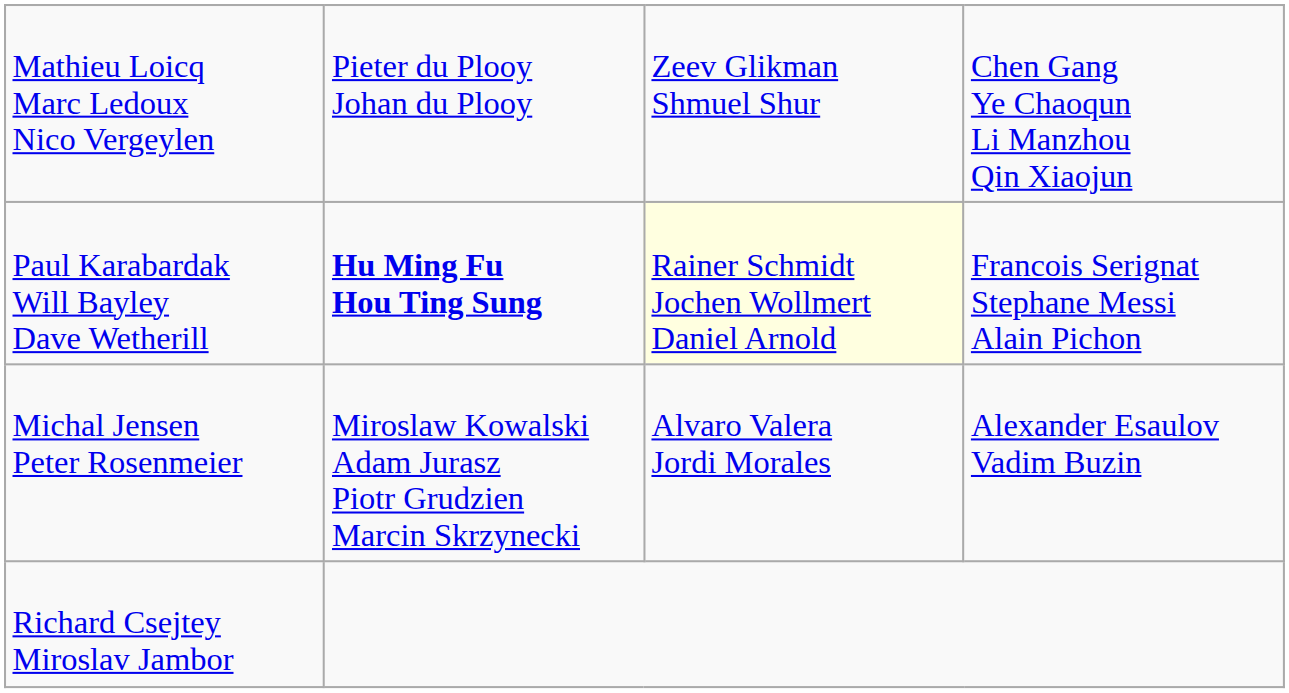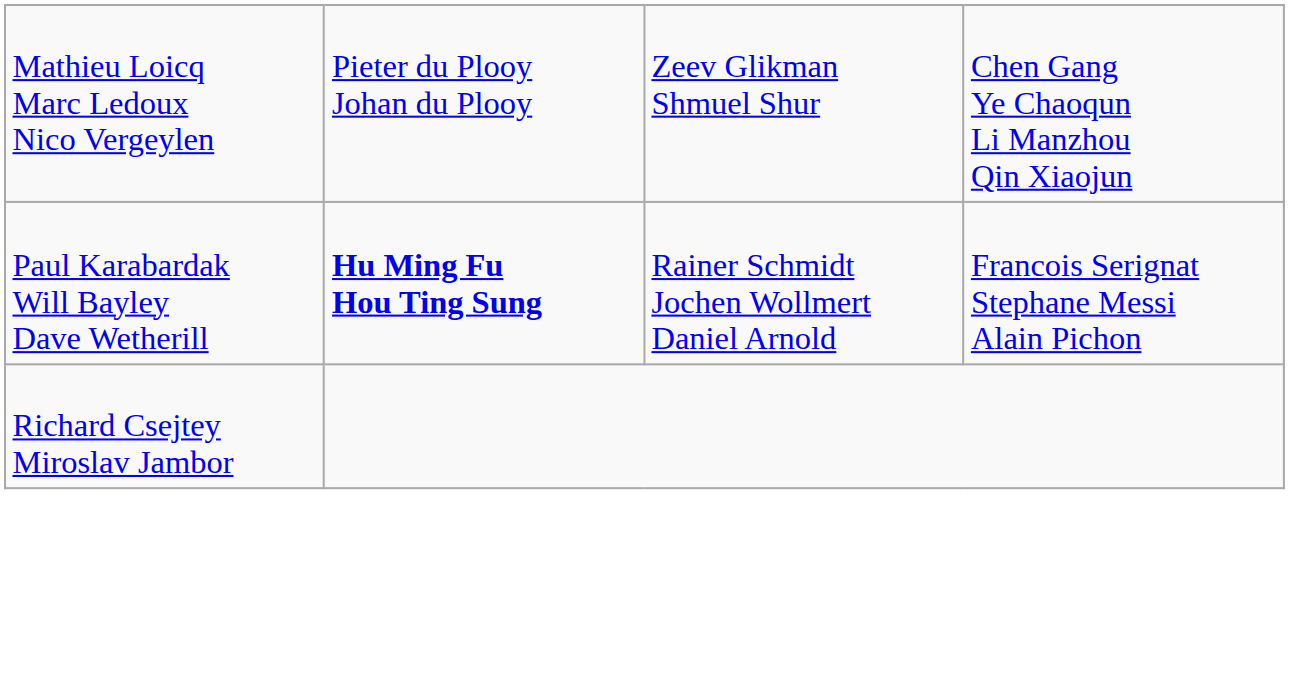(761, 301) lightyellow background -> (761, 301) no background
- row: (127, 443)
